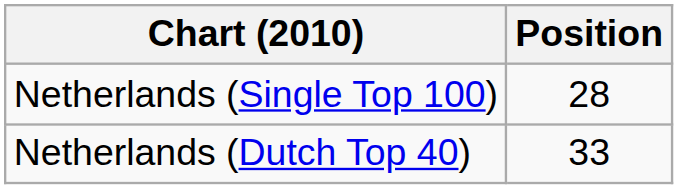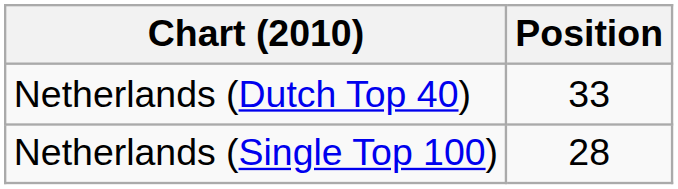rows swapped: (242, 152) <-> (256, 93)
